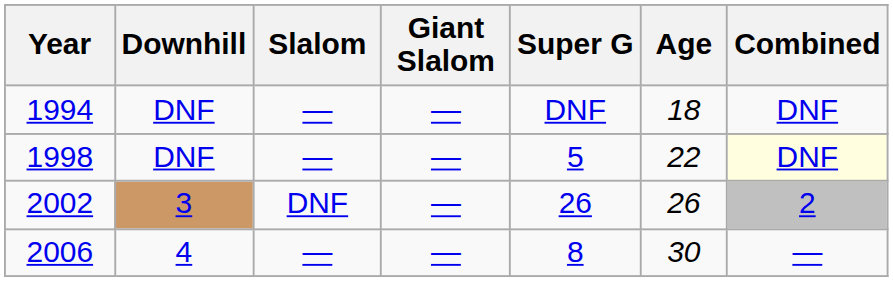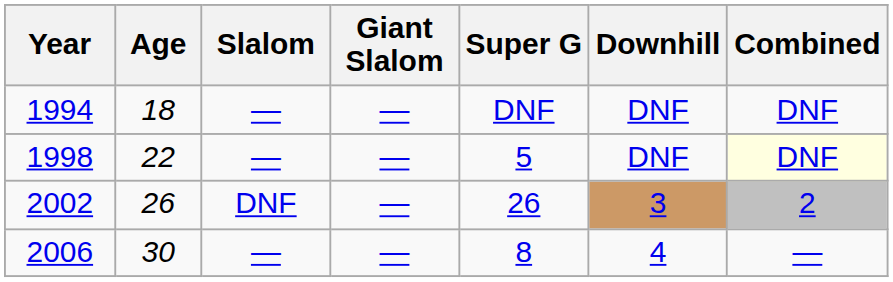columns swapped: (684, 45) <-> (184, 45)
